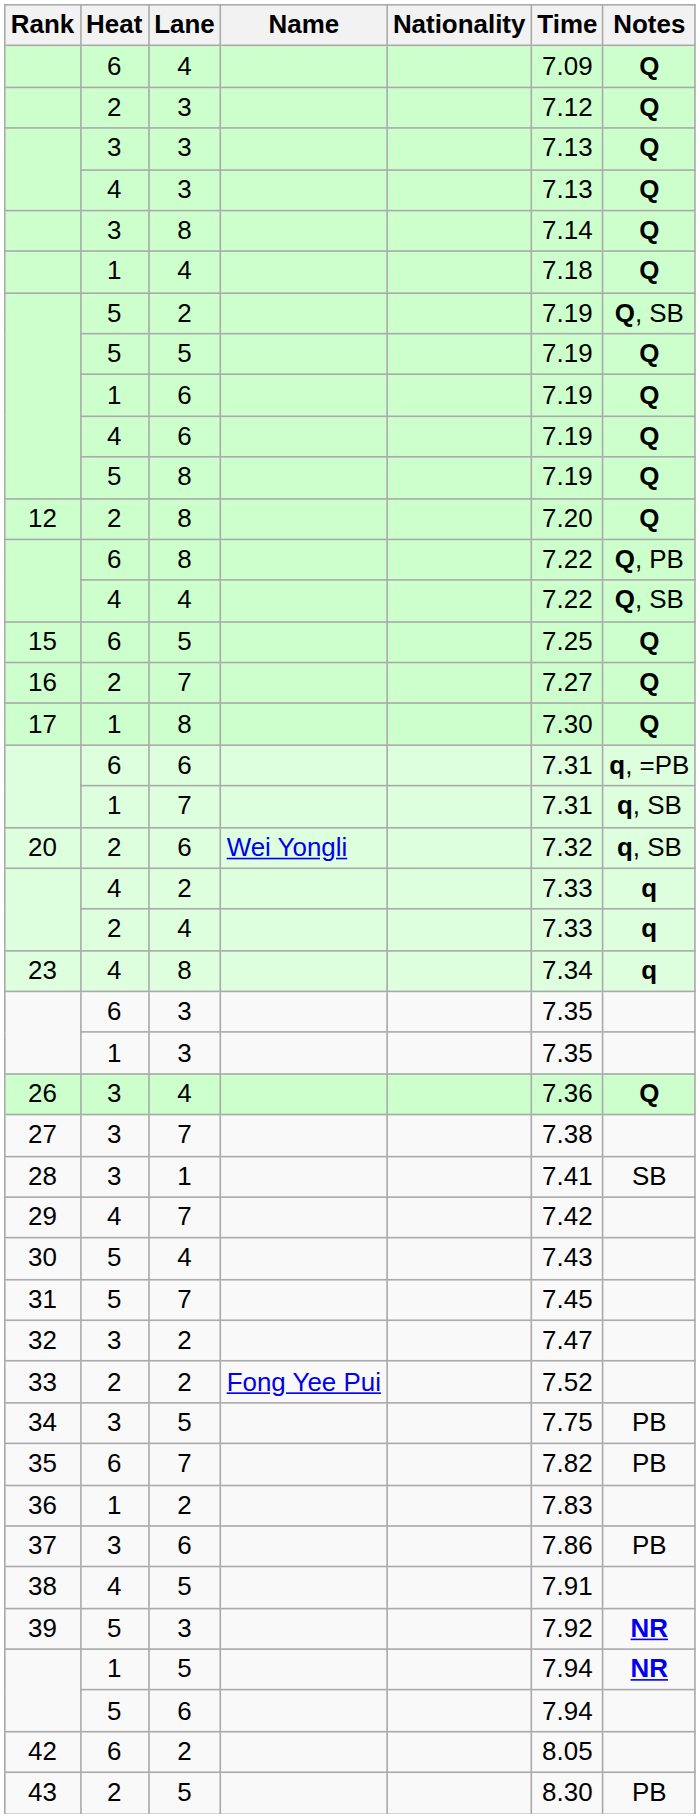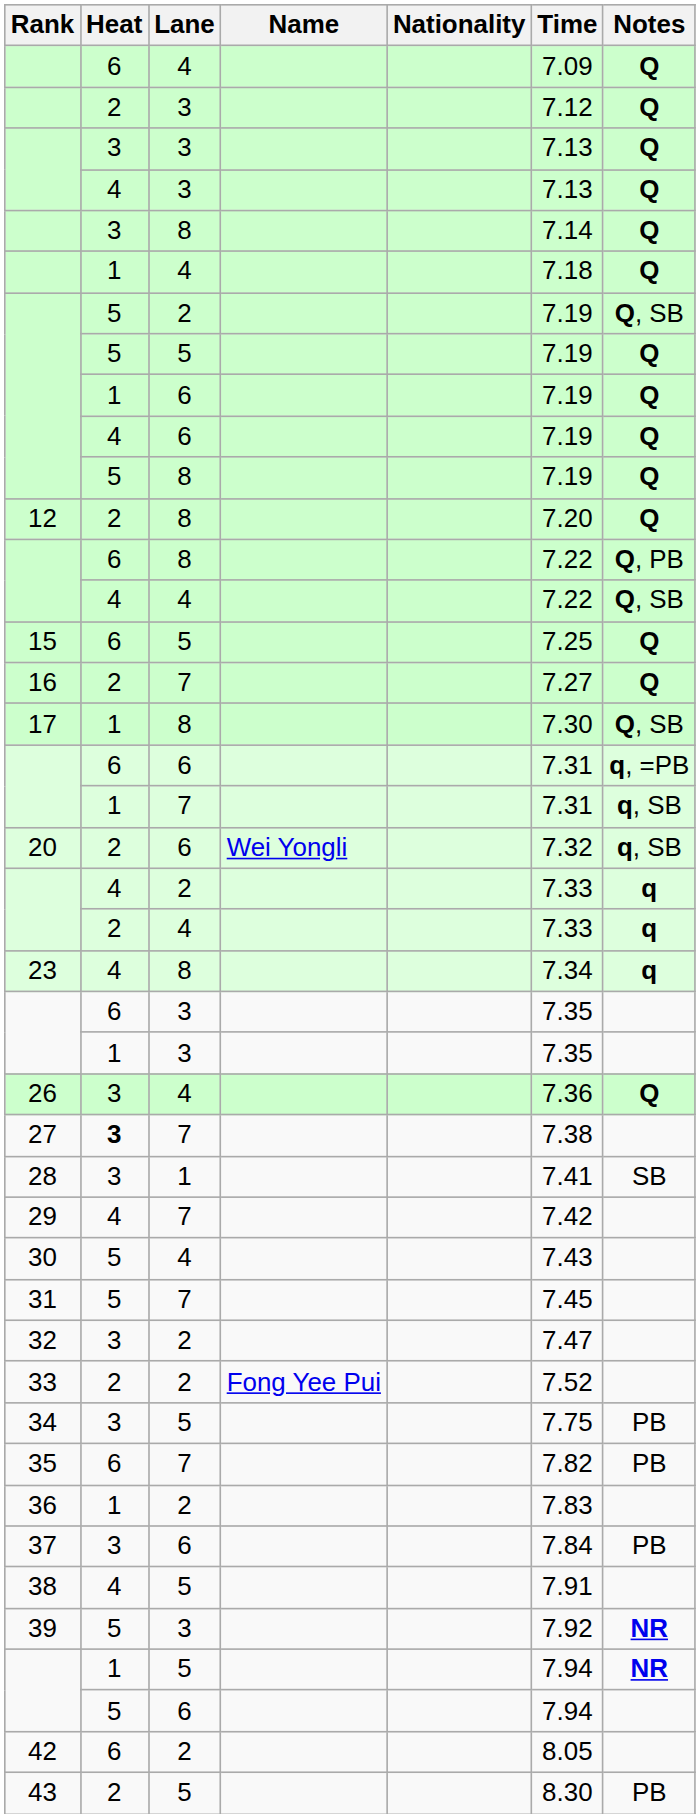(649, 723) Q -> (649, 723) Q, SB
(114, 1134) normal -> (114, 1134) bold
(567, 1546) 7.86 -> (567, 1546) 7.84
